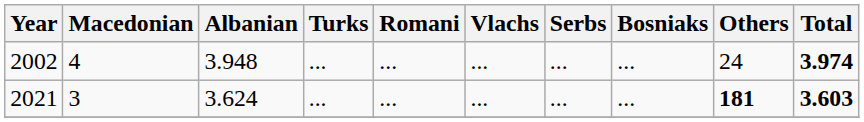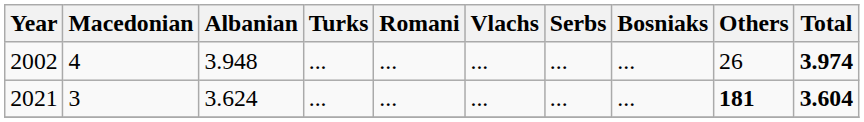(731, 60) 24 -> (731, 60) 26
(826, 98) 3.603 -> (826, 98) 3.604
